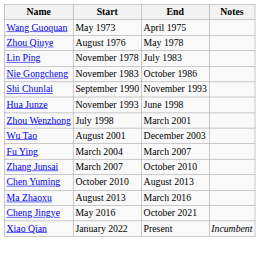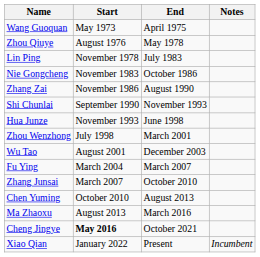+ row: (27, 89)
(95, 213) normal -> (96, 228) bold
